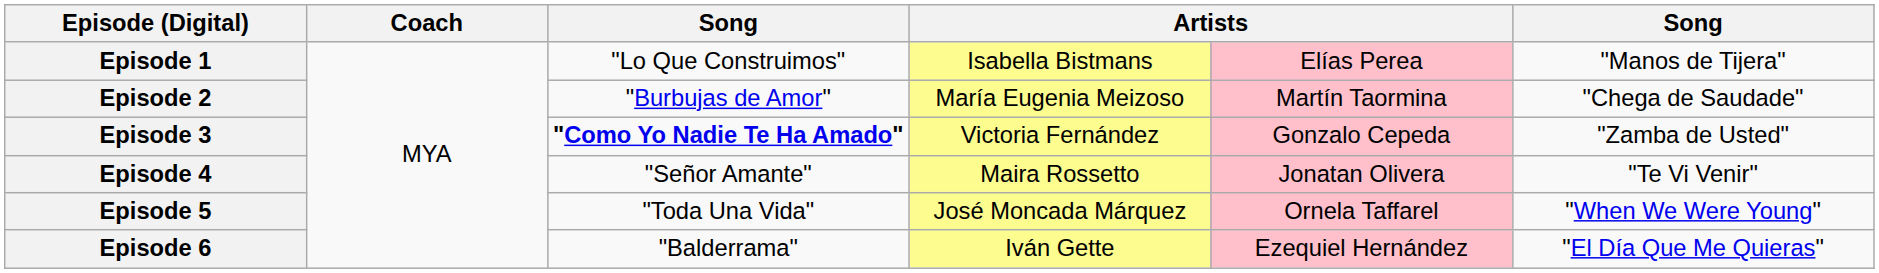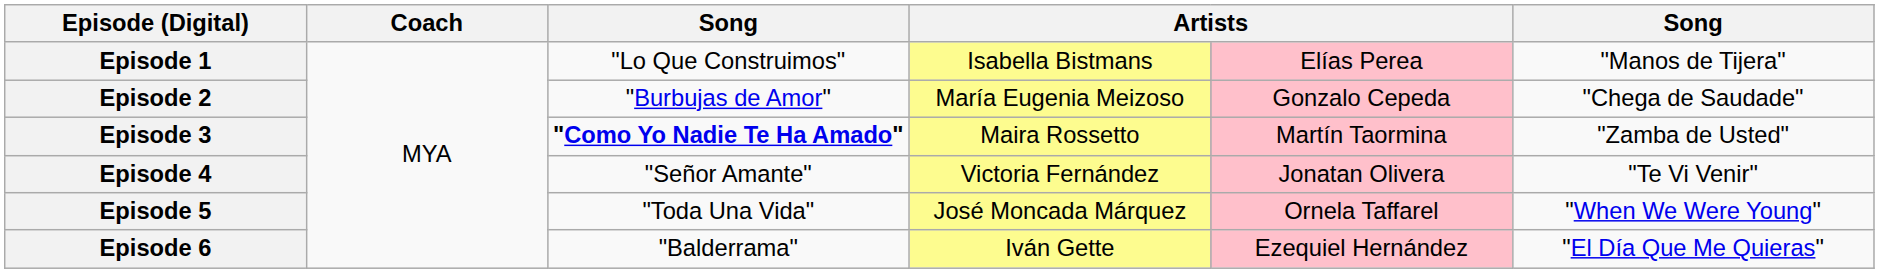(1361, 98) Martín Taormina -> (1361, 98) Gonzalo Cepeda
(1060, 135) Victoria Fernández -> (1060, 135) Maira Rossetto
(1361, 135) Gonzalo Cepeda -> (1361, 135) Martín Taormina
(1060, 173) Maira Rossetto -> (1060, 173) Victoria Fernández
